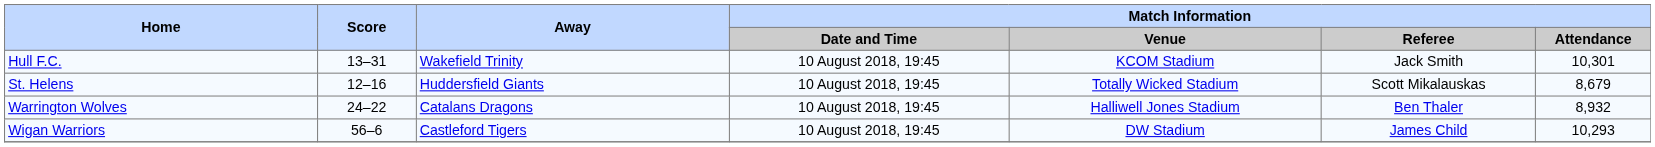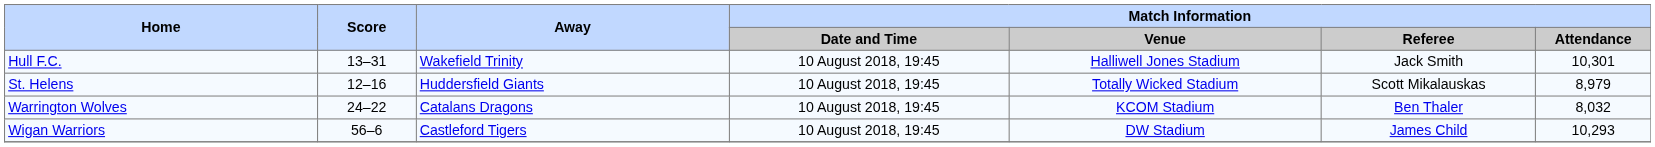(1165, 62) KCOM Stadium -> (1165, 62) Halliwell Jones Stadium
(1593, 85) 8,679 -> (1593, 85) 8,979
(1165, 107) Halliwell Jones Stadium -> (1165, 107) KCOM Stadium
(1593, 107) 8,932 -> (1593, 107) 8,032
